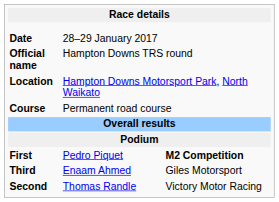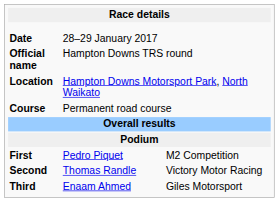(204, 155) bold -> (202, 155) normal
rows swapped: (28, 186) <-> (23, 171)
